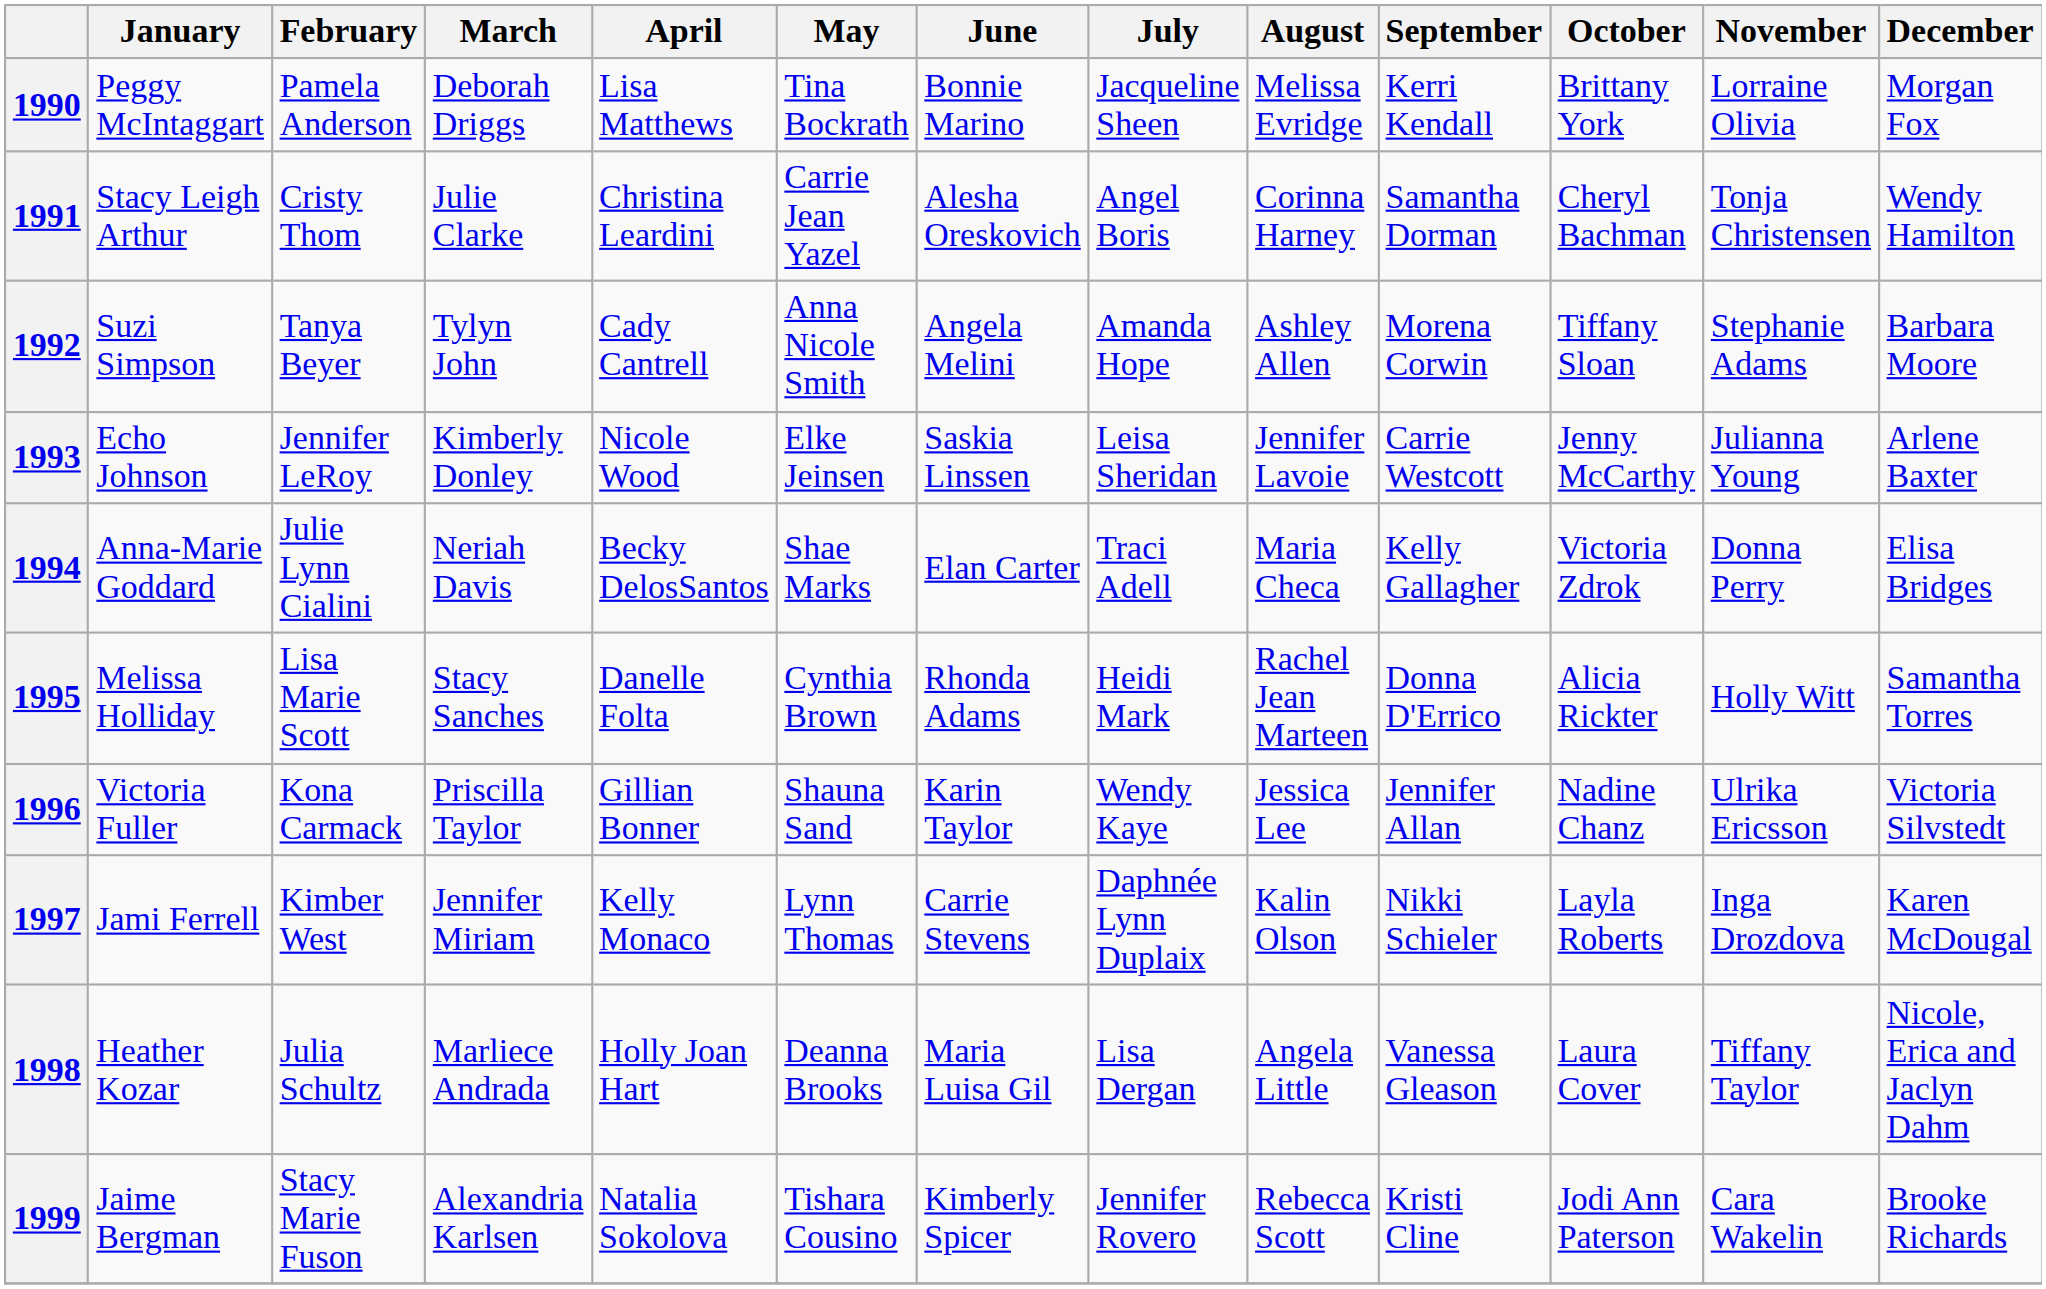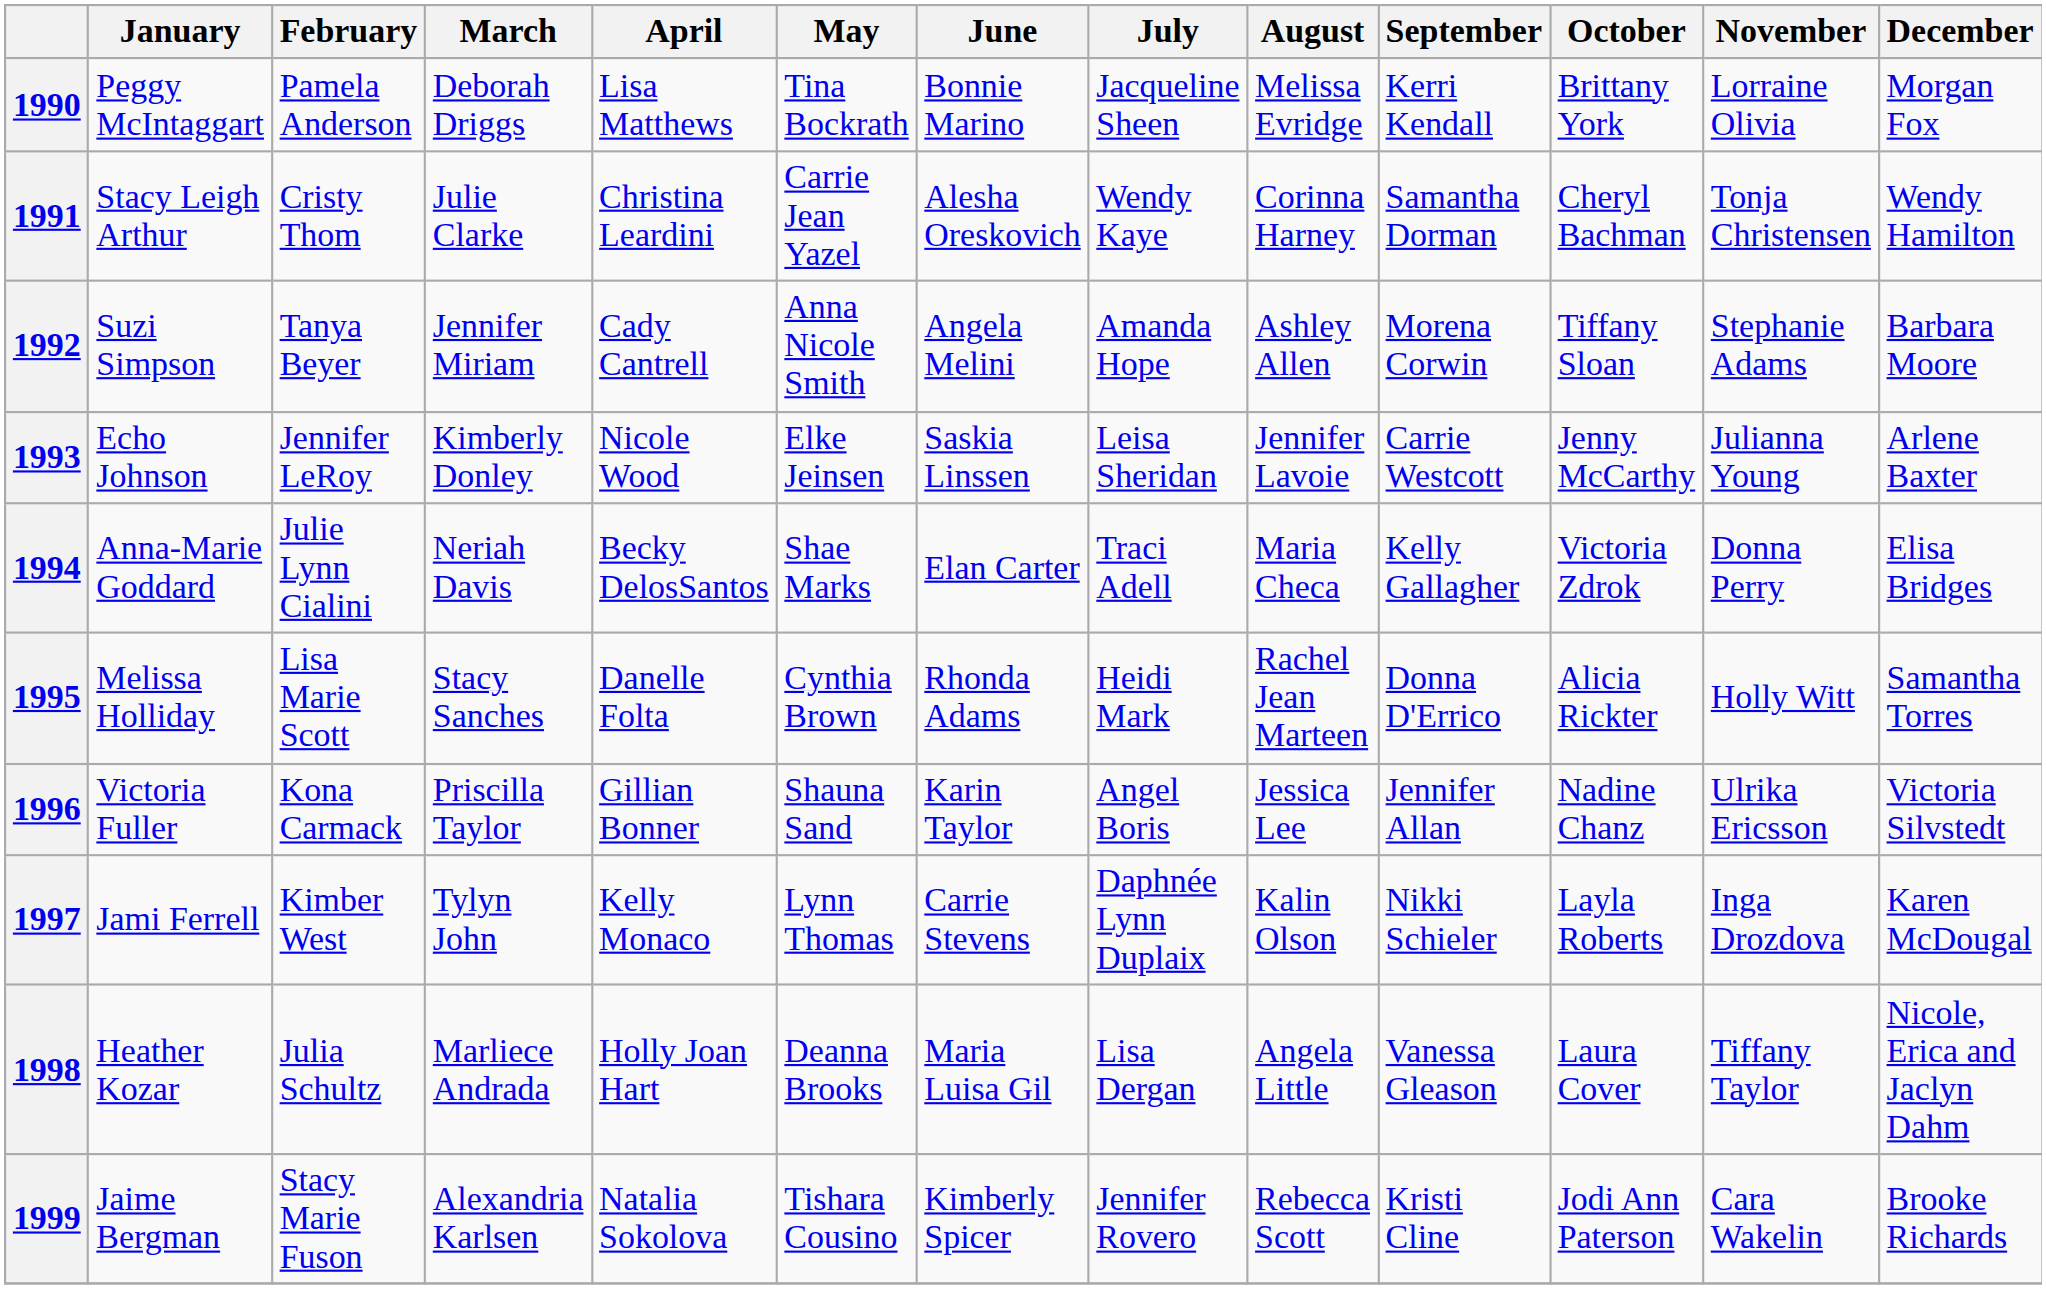(1138, 215) Angel Boris -> (1144, 215) Wendy Kaye
(472, 345) Tylyn John -> (487, 345) Jennifer Miriam
(1144, 808) Wendy Kaye -> (1138, 808) Angel Boris
(487, 919) Jennifer Miriam -> (472, 919) Tylyn John
